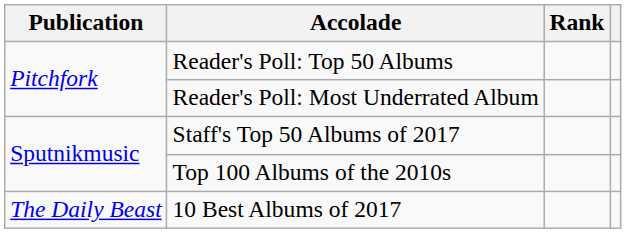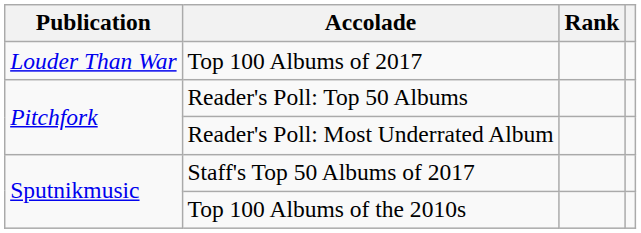+ row: (305, 60)
- row: (287, 209)
